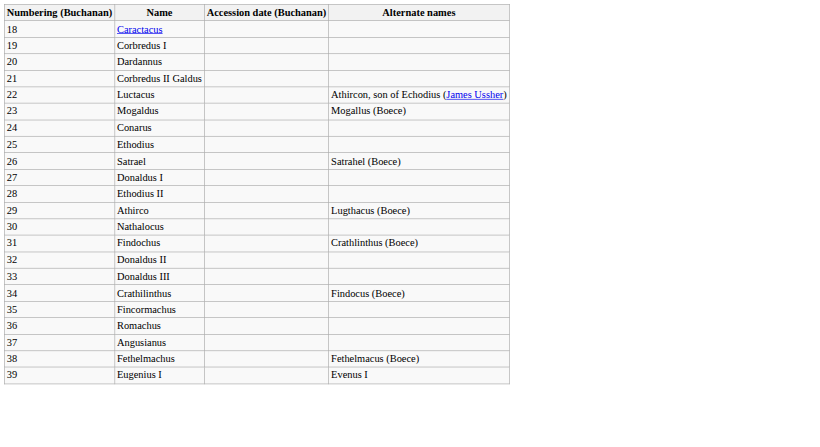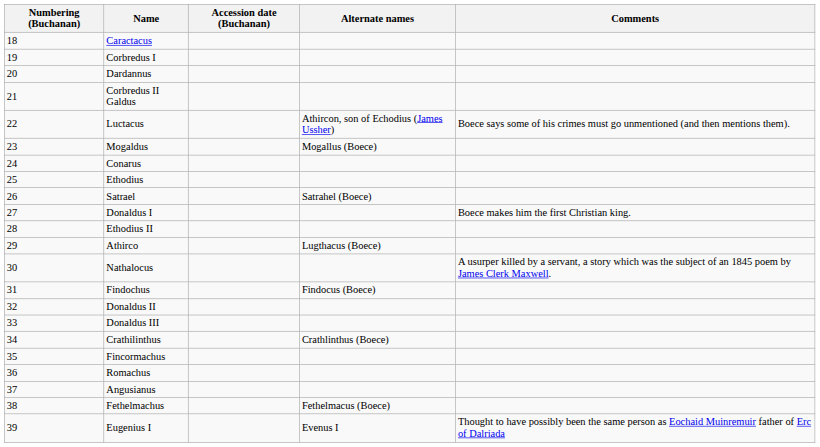+ column: (635, 18)
(375, 243) Crathlinthus (Boece) -> (339, 290) Findocus (Boece)
(368, 293) Findocus (Boece) -> (345, 339) Crathlinthus (Boece)
